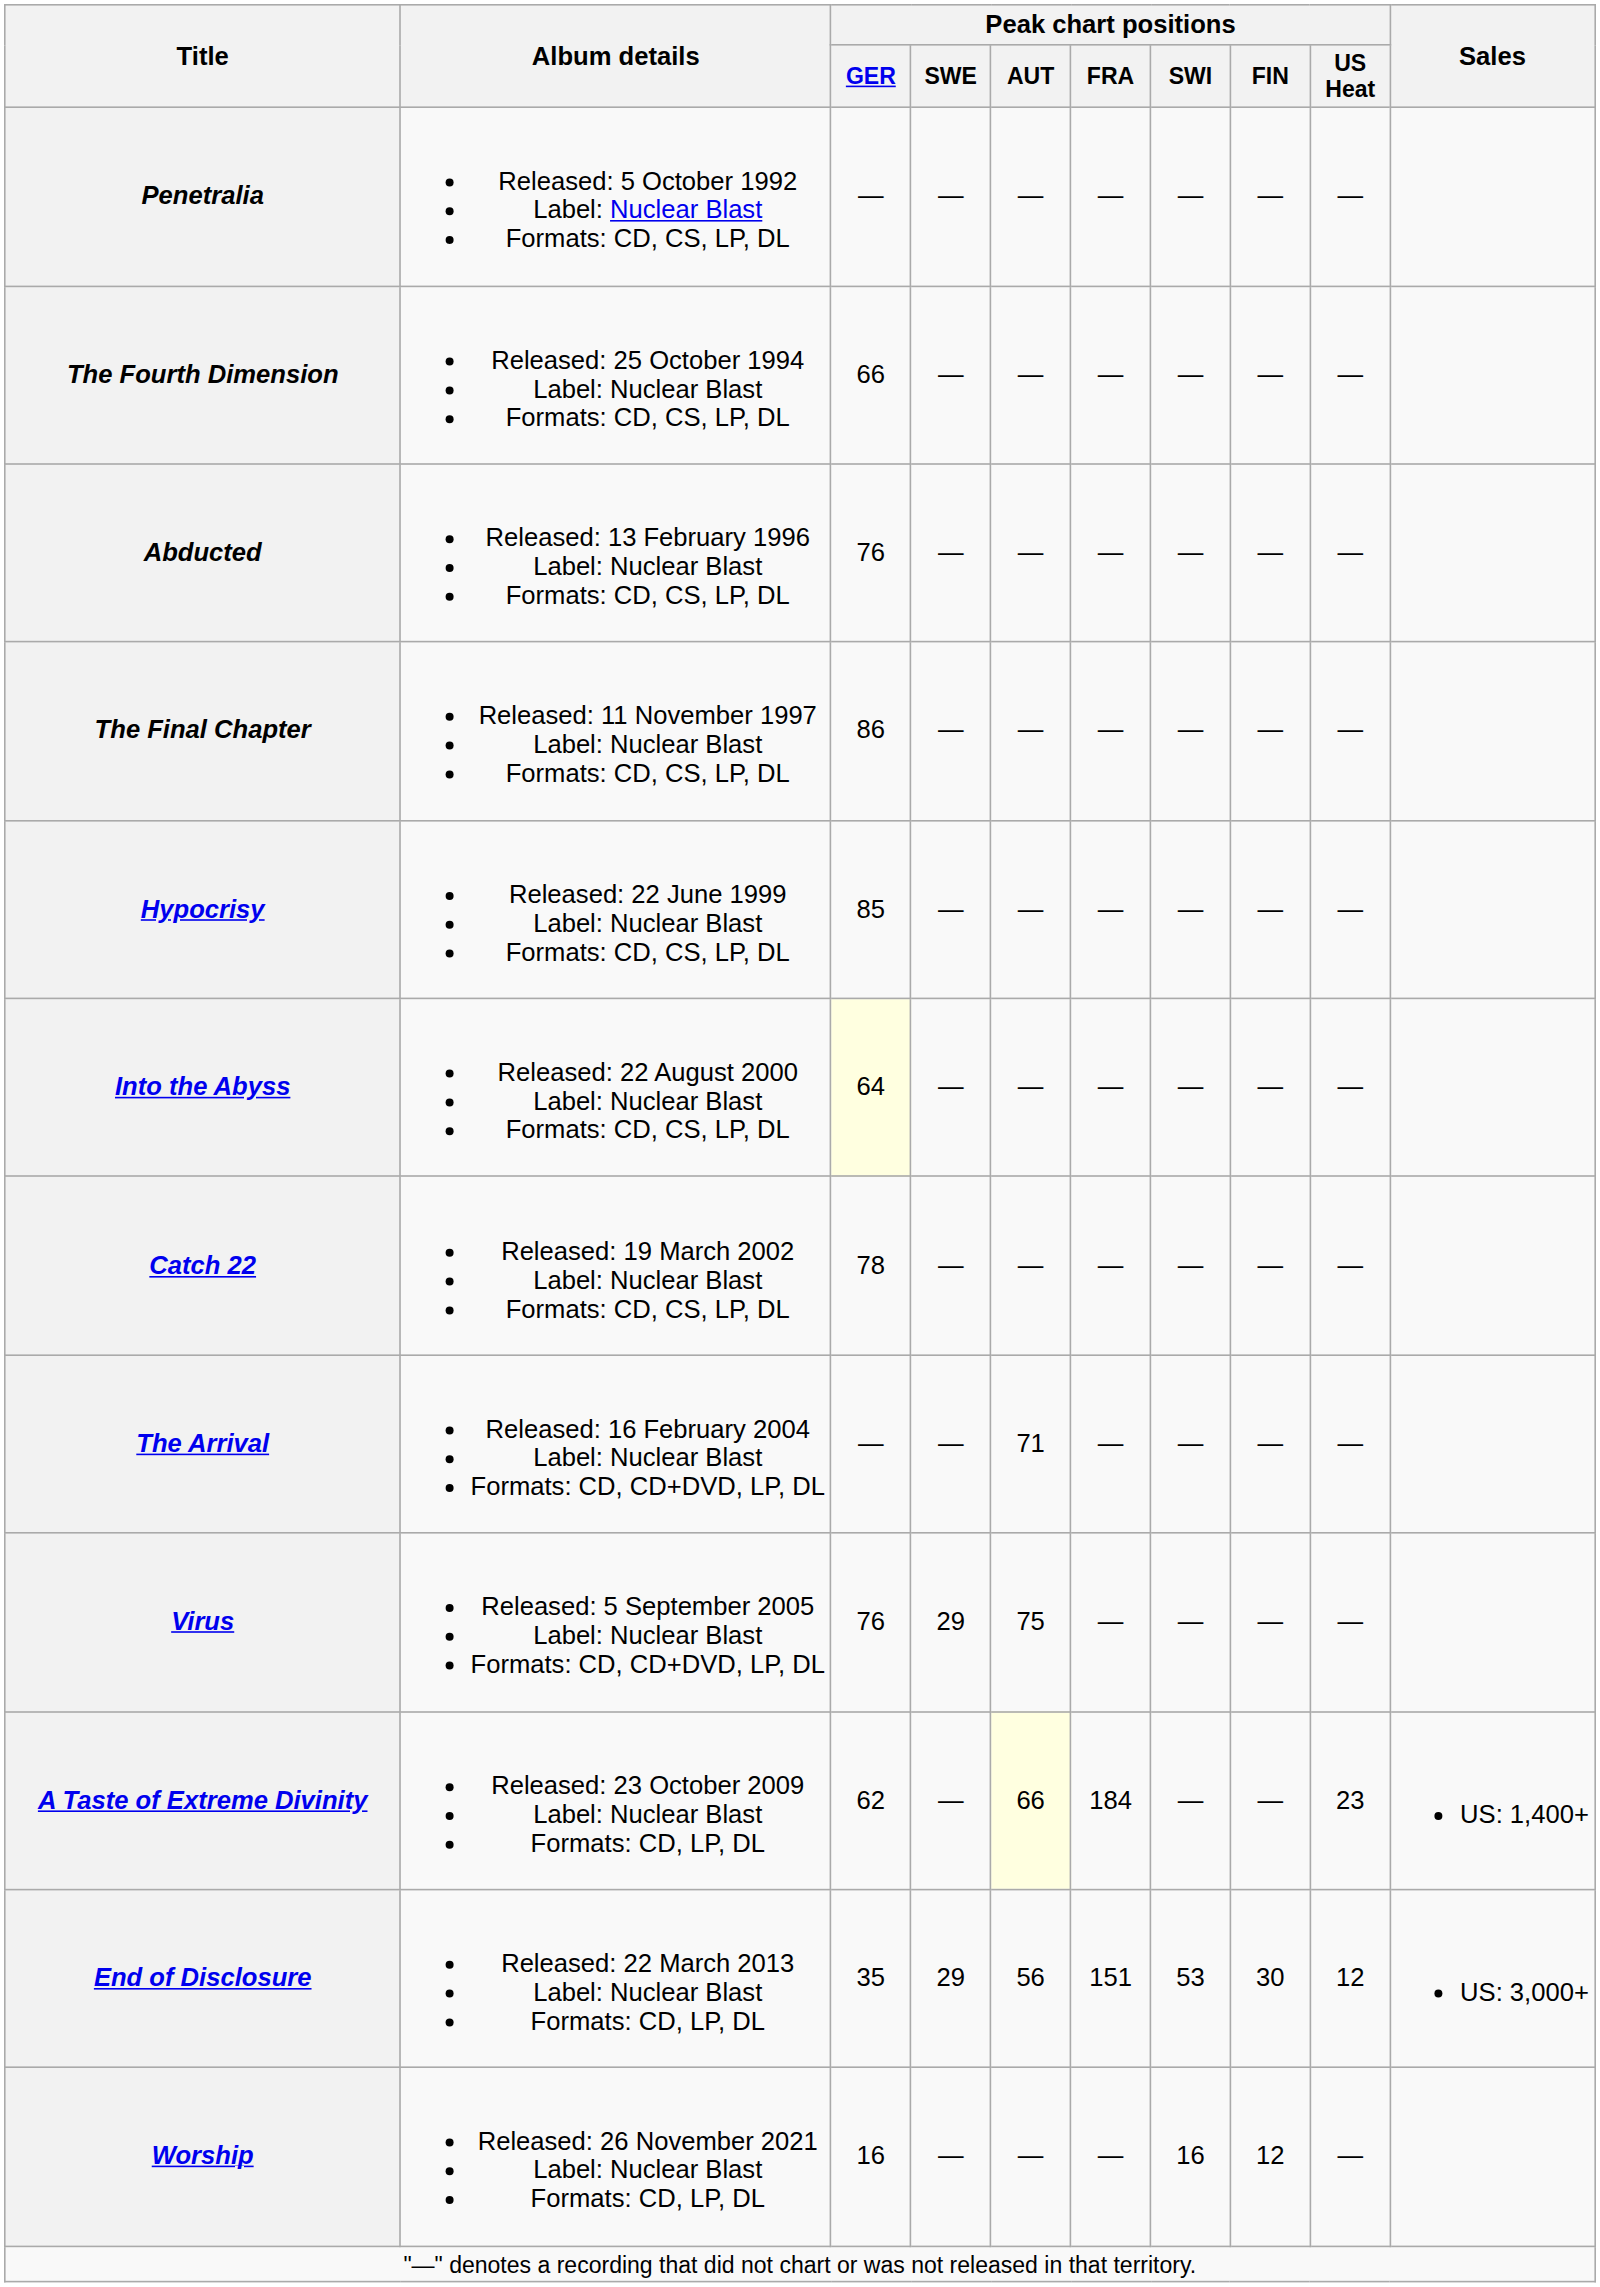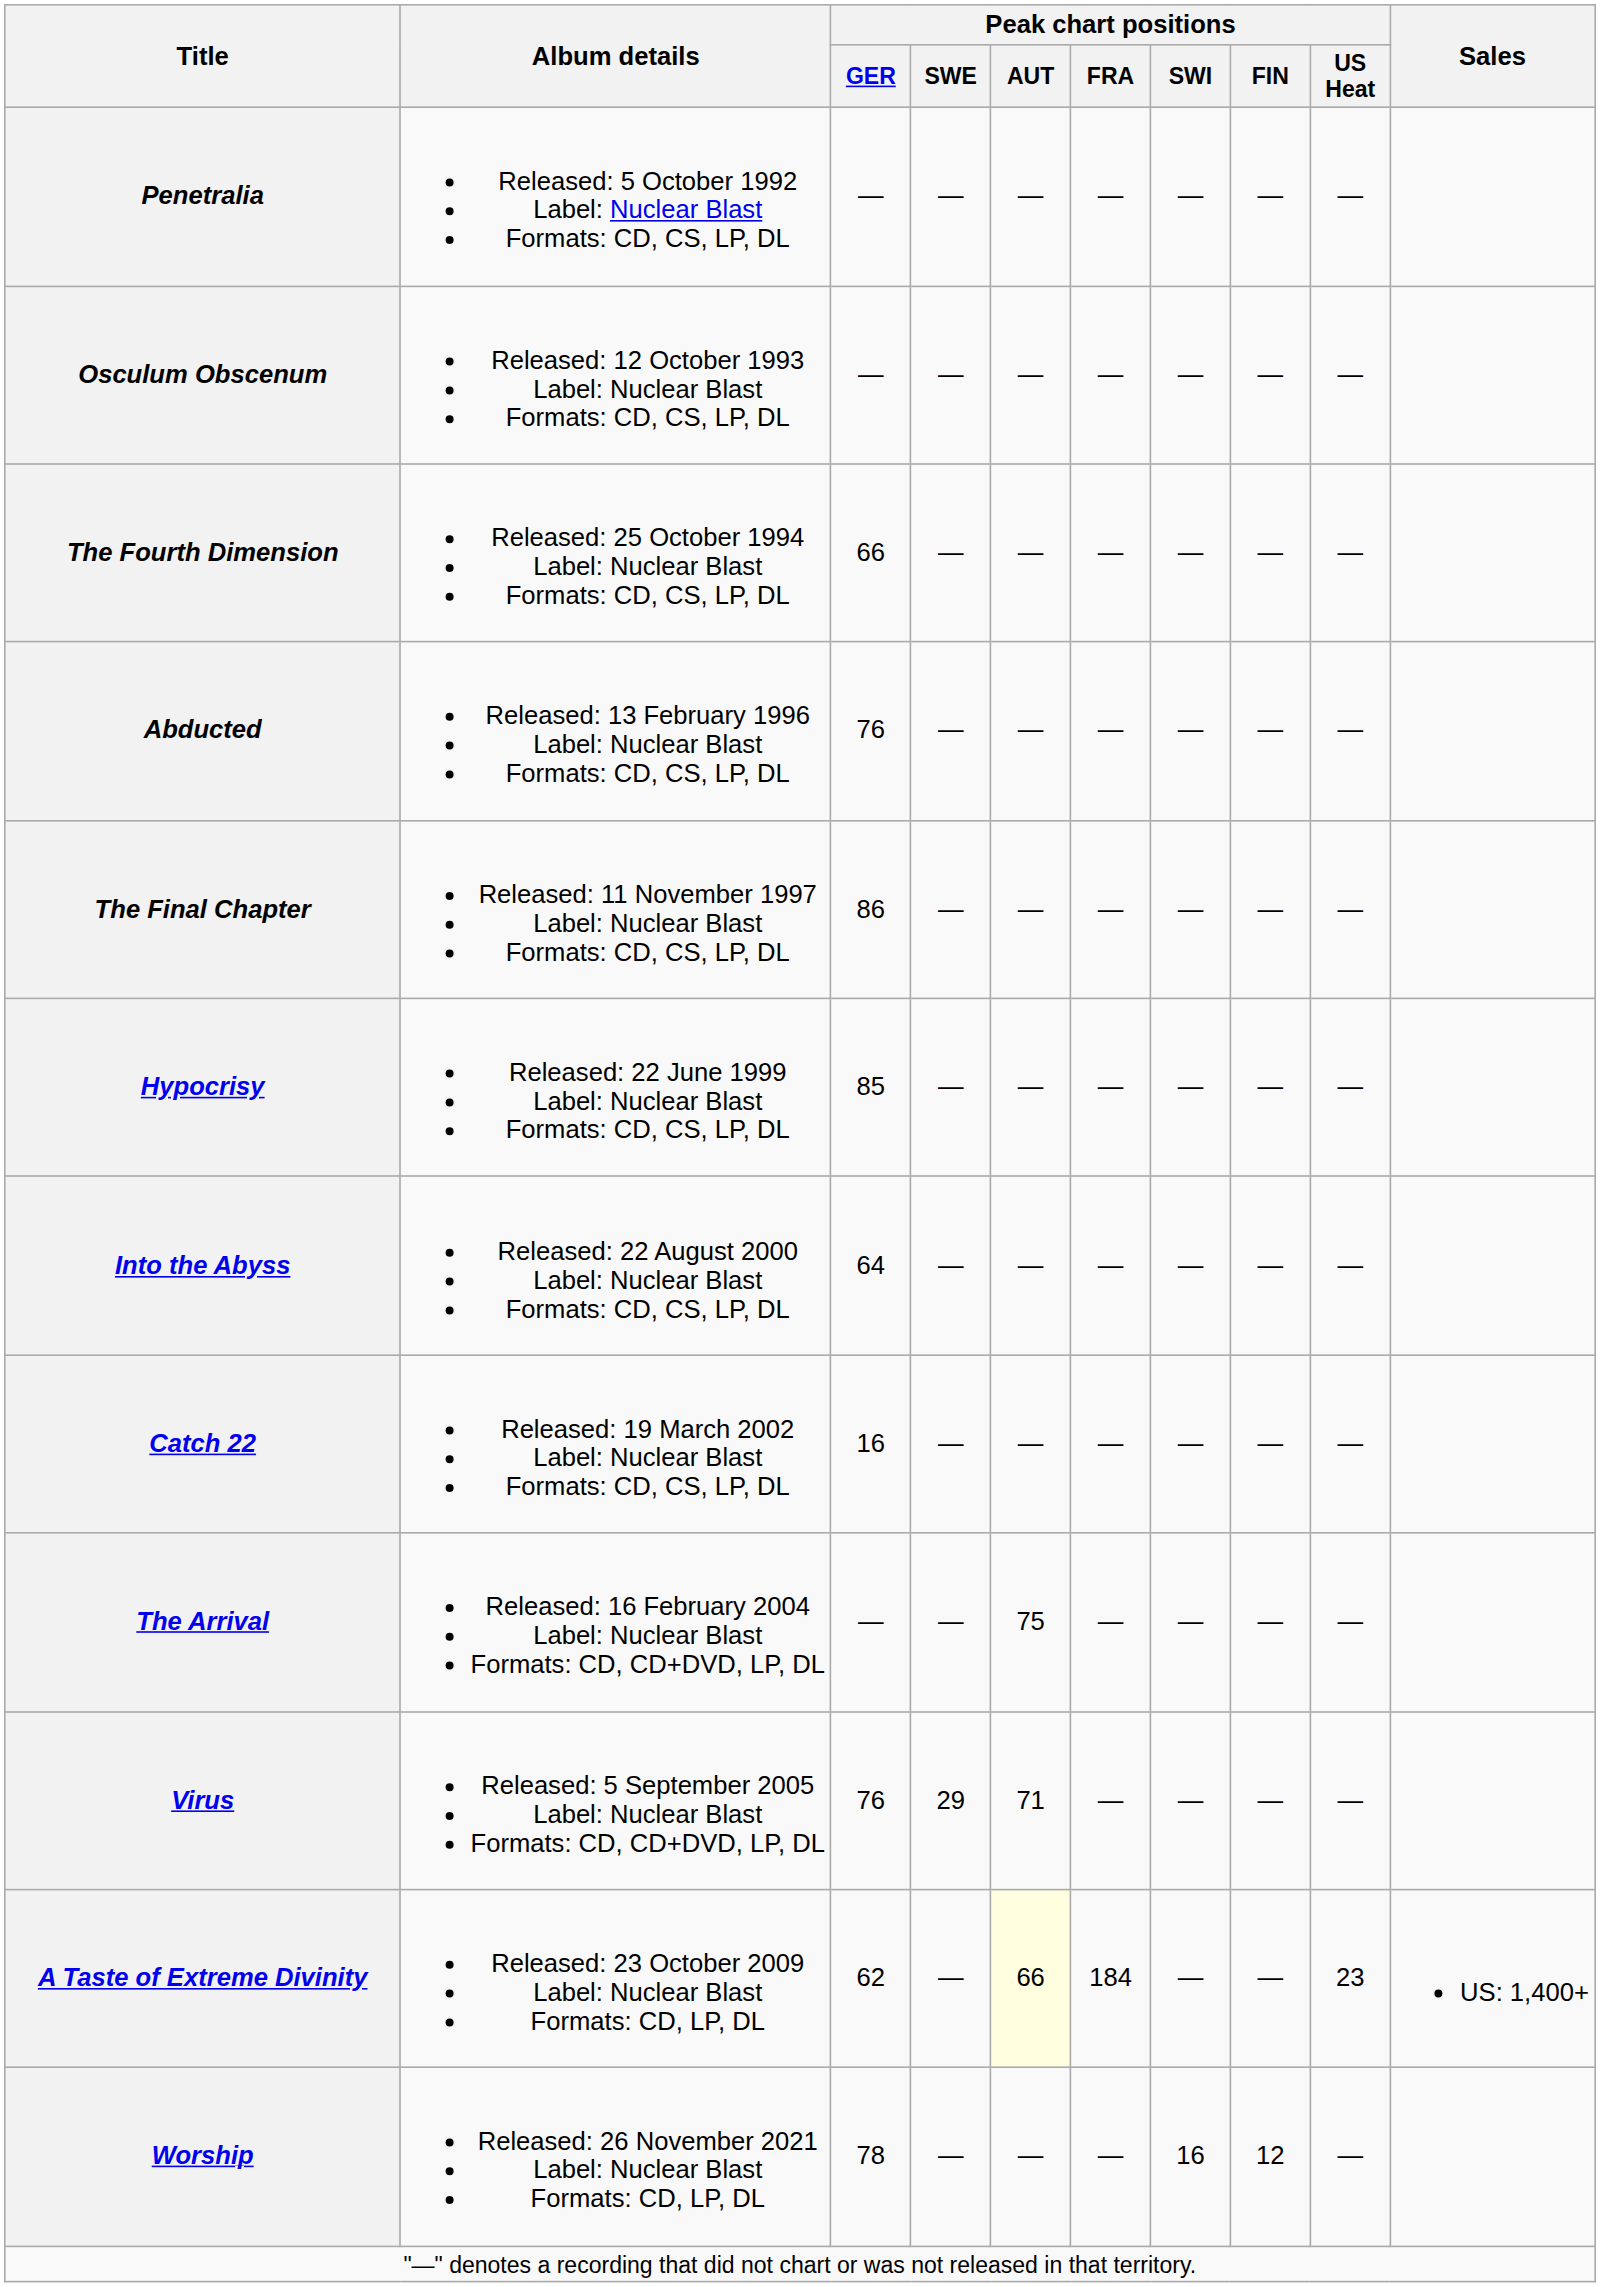+ row: (203, 374)
(871, 1087) lightyellow background -> (871, 1265) no background
(871, 1265) 78 -> (871, 1443) 16
(1031, 1443) 71 -> (1031, 1621) 75
(1031, 1621) 75 -> (1031, 1800) 71
- row: (203, 1978)
(871, 2156) 16 -> (871, 2156) 78
